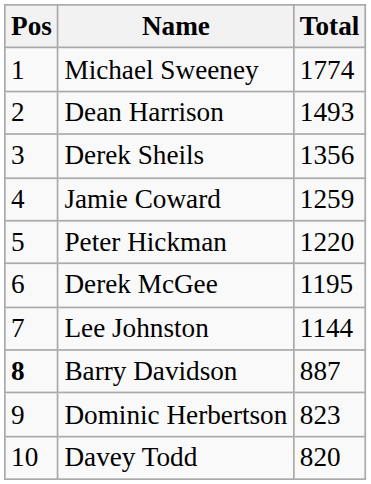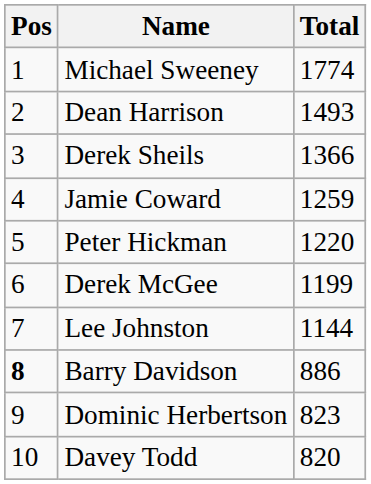(327, 155) 1356 -> (327, 155) 1366
(327, 284) 1195 -> (327, 284) 1199
(320, 371) 887 -> (320, 371) 886
